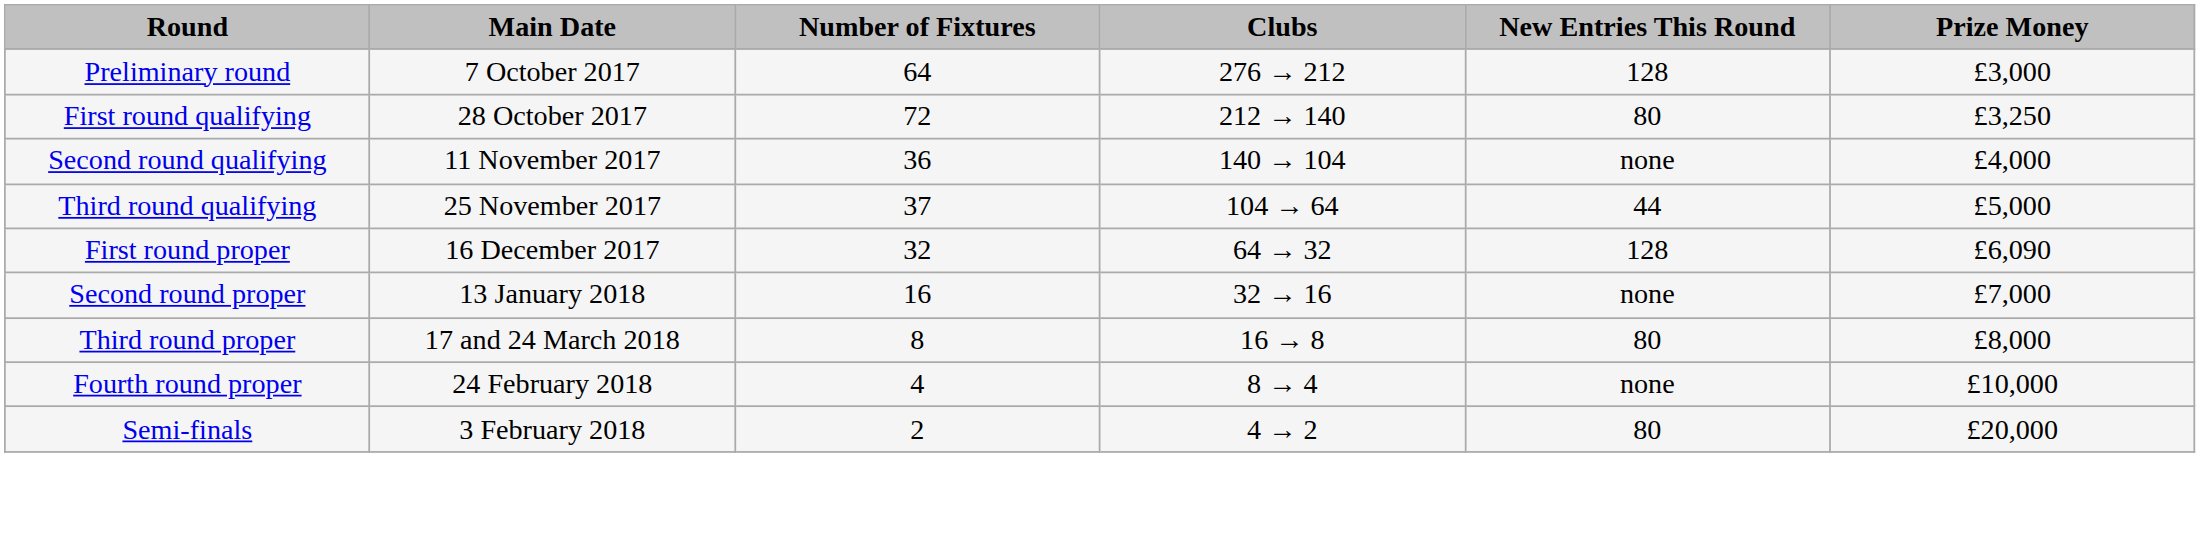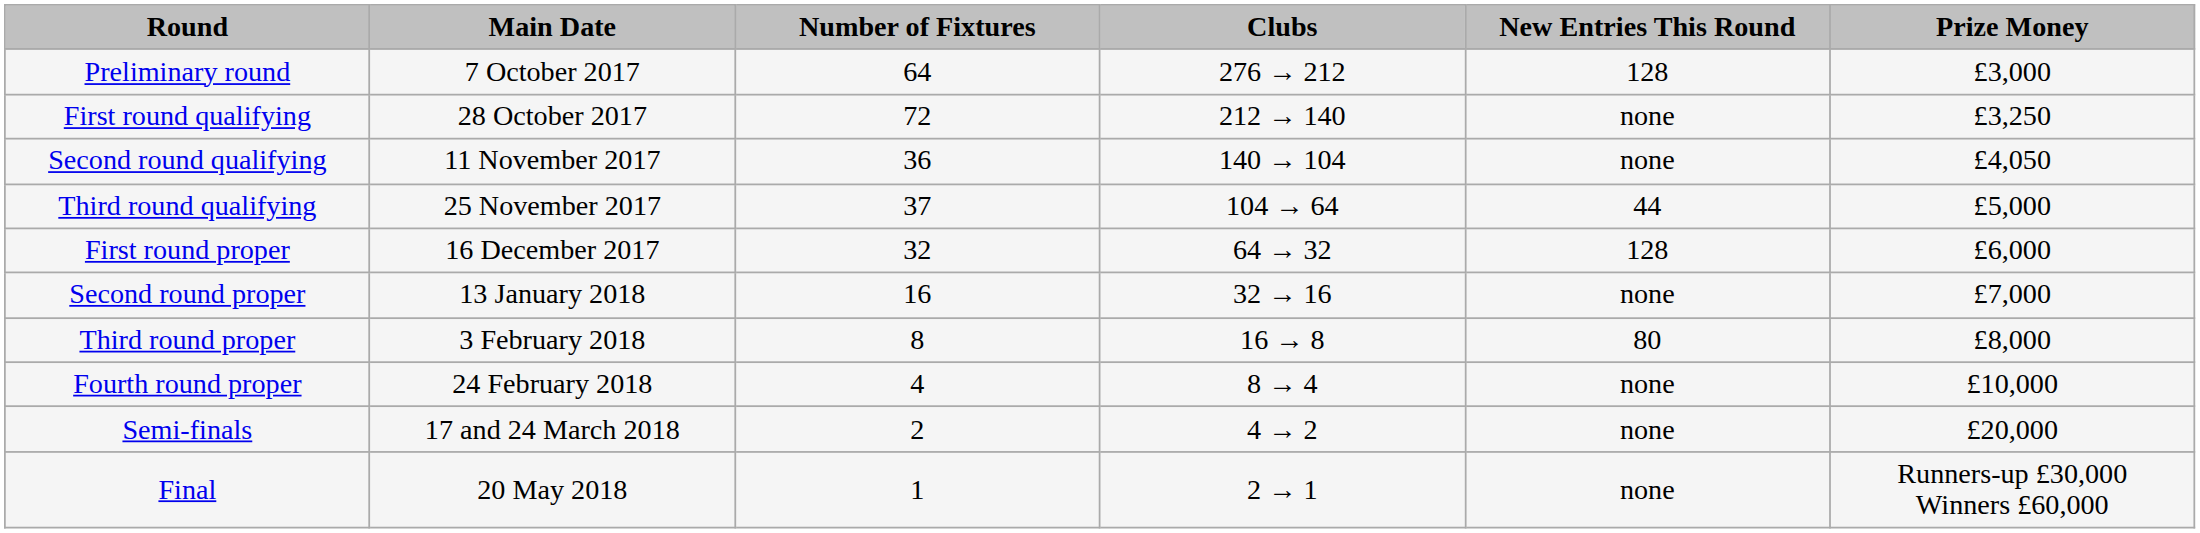(1647, 116) 80 -> (1647, 116) none
(2012, 160) £4,000 -> (2012, 160) £4,050
(2012, 250) £6,090 -> (2012, 250) £6,000
(552, 339) 17 and 24 March 2018 -> (552, 339) 3 February 2018
(552, 428) 3 February 2018 -> (552, 428) 17 and 24 March 2018
(1647, 428) 80 -> (1647, 428) none
+ row: (187, 489)
